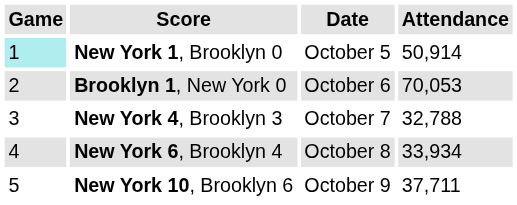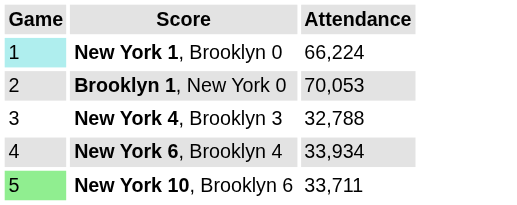- column: (348, 19)
(432, 52) 50,914 -> (334, 52) 66,224
(14, 185) no background -> (14, 185) lightgreen background
(431, 185) 37,711 -> (334, 185) 33,711
